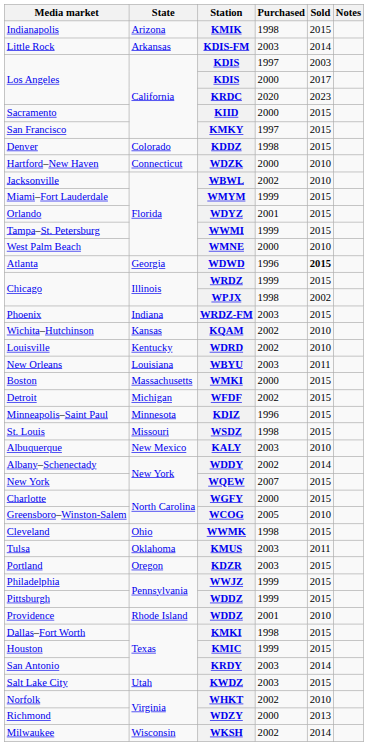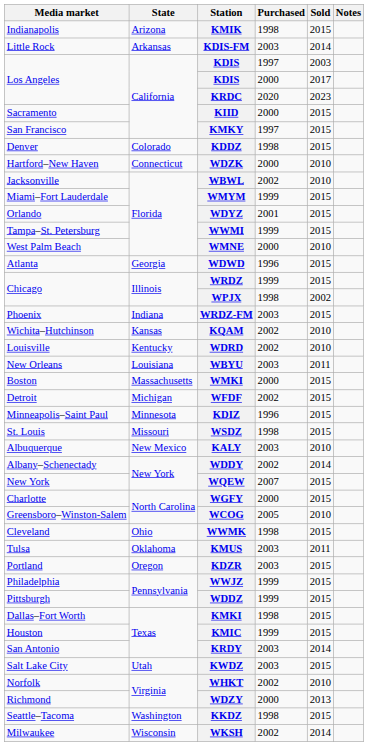(320, 264) bold -> (320, 264) normal
- row: (226, 615)
+ row: (226, 716)
